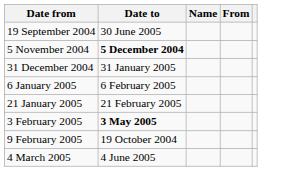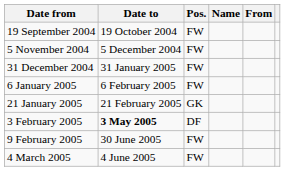+ column: (196, 13)
(131, 31) 30 June 2005 -> (139, 31) 19 October 2004
(142, 49) bold -> (141, 49) normal
(139, 139) 19 October 2004 -> (131, 139) 30 June 2005
